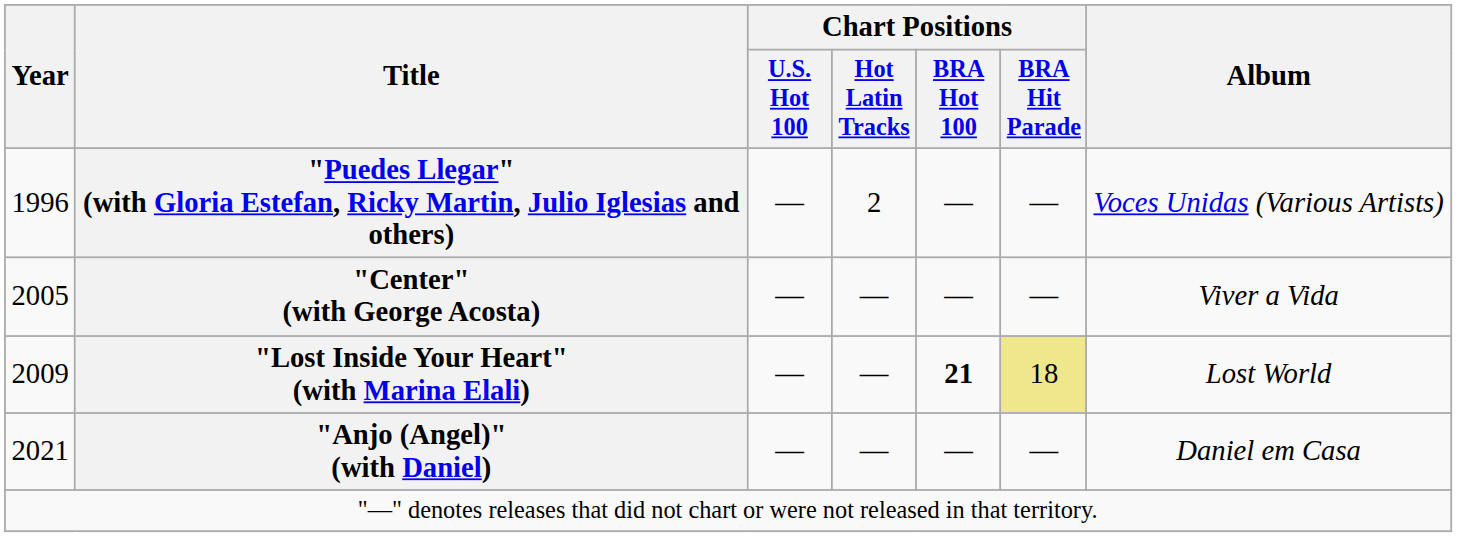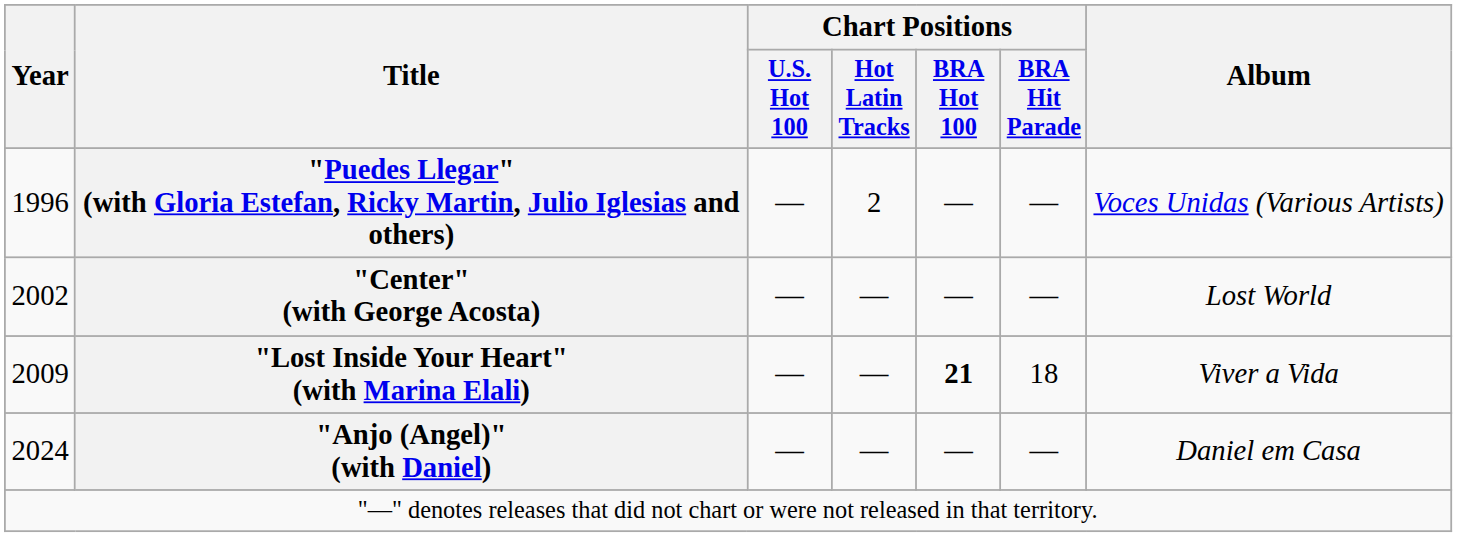(40, 296) 2005 -> (40, 296) 2002
(1269, 296) Viver a Vida -> (1269, 296) Lost World
(1044, 373) khaki background -> (1044, 373) no background
(1269, 373) Lost World -> (1269, 373) Viver a Vida
(40, 451) 2021 -> (40, 451) 2024
